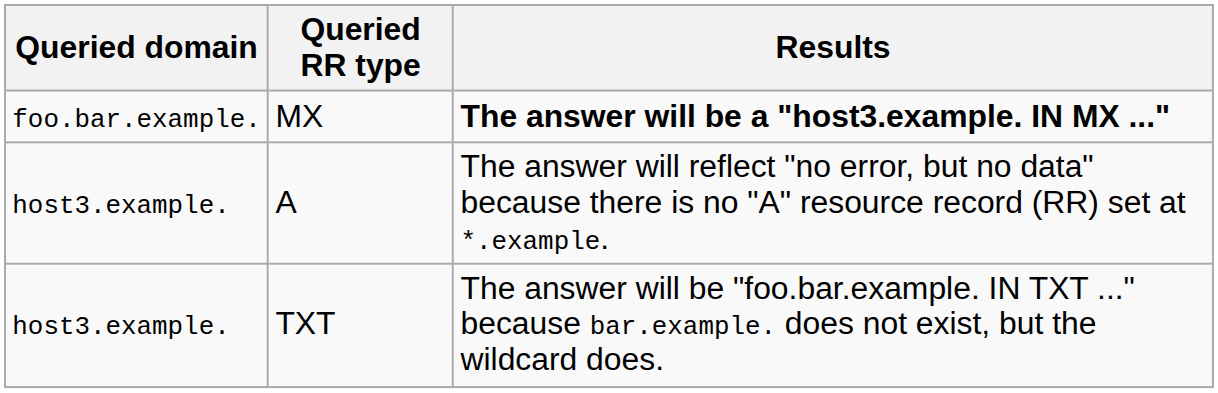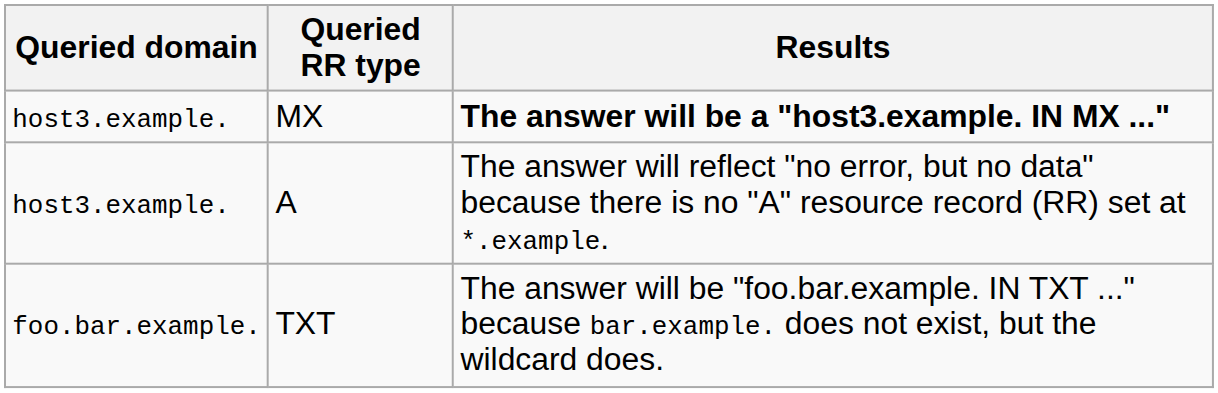(137, 120) foo.bar.example. -> (121, 120) host3.example.
(121, 328) host3.example. -> (137, 328) foo.bar.example.
